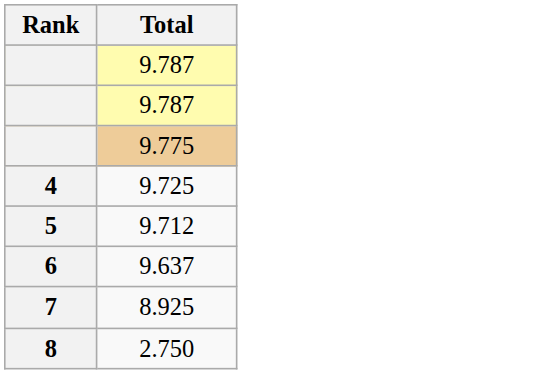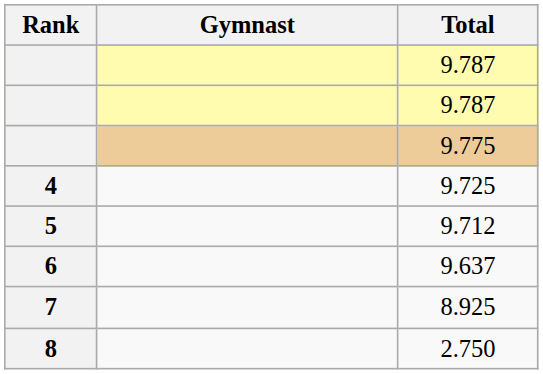+ column: (247, 24)
